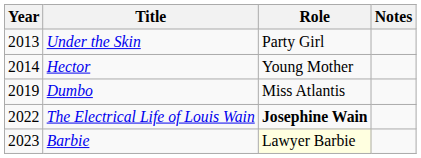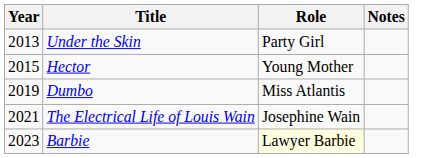(24, 66) 2014 -> (24, 66) 2015
(24, 116) 2022 -> (24, 116) 2021
(315, 116) bold -> (311, 116) normal
